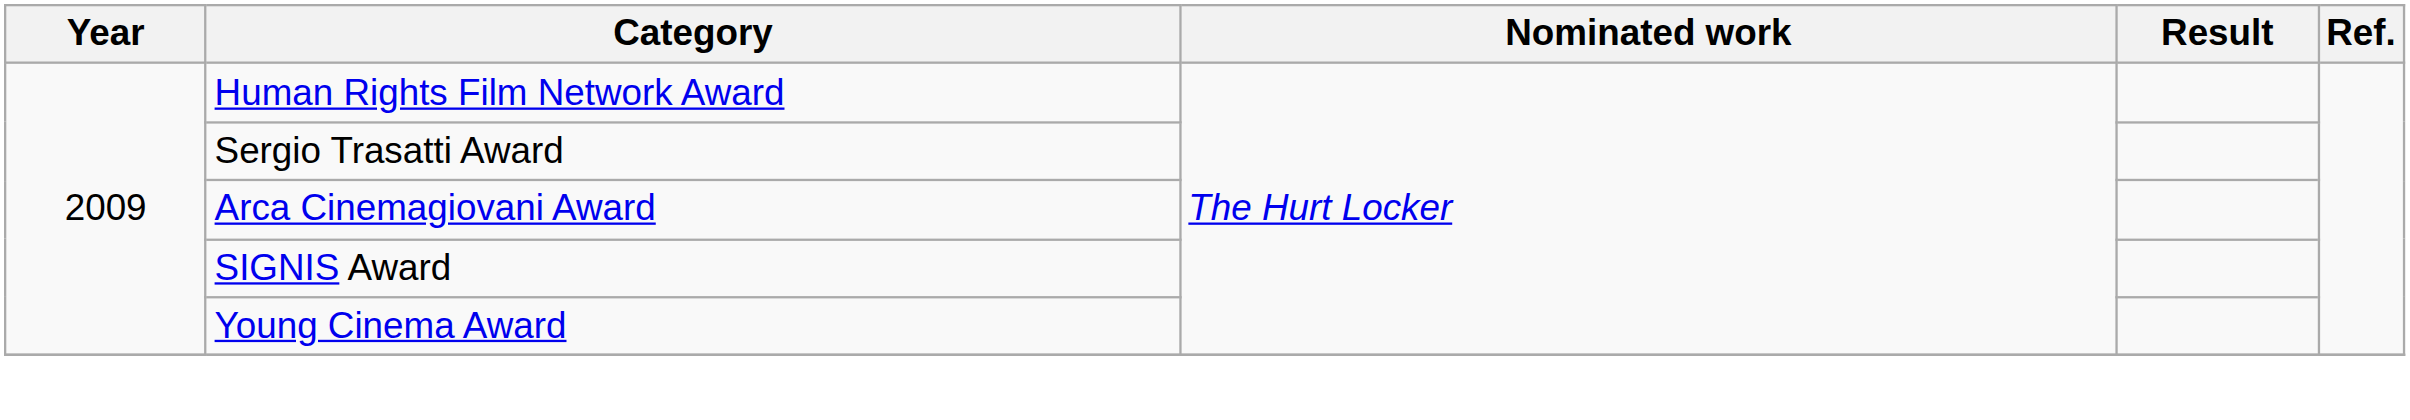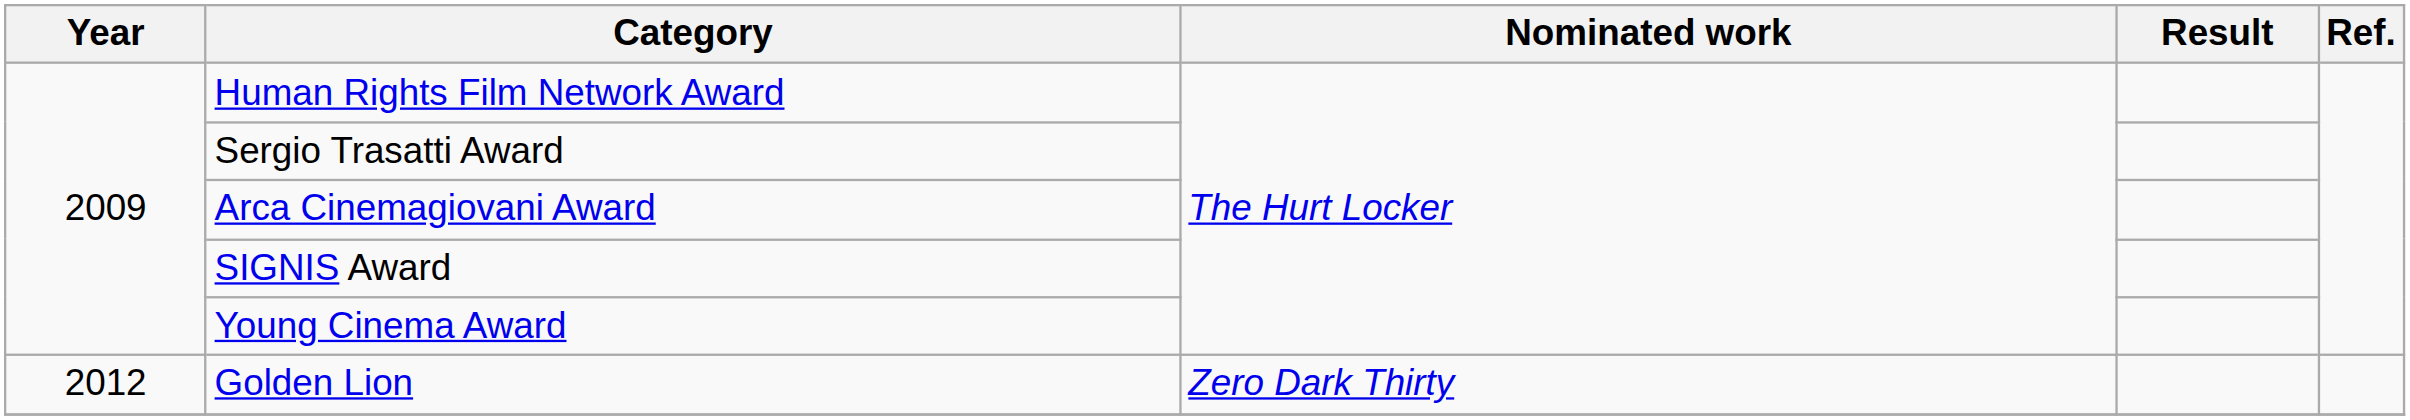+ row: (314, 383)
